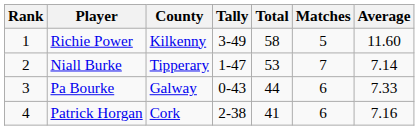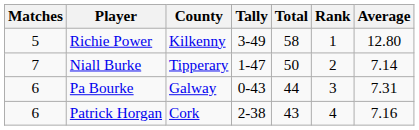columns swapped: (26, 16) <-> (323, 16)
(384, 40) 11.60 -> (384, 40) 12.80
(272, 64) 53 -> (291, 64) 50
(384, 88) 7.33 -> (384, 88) 7.31
(272, 112) 41 -> (291, 112) 43
